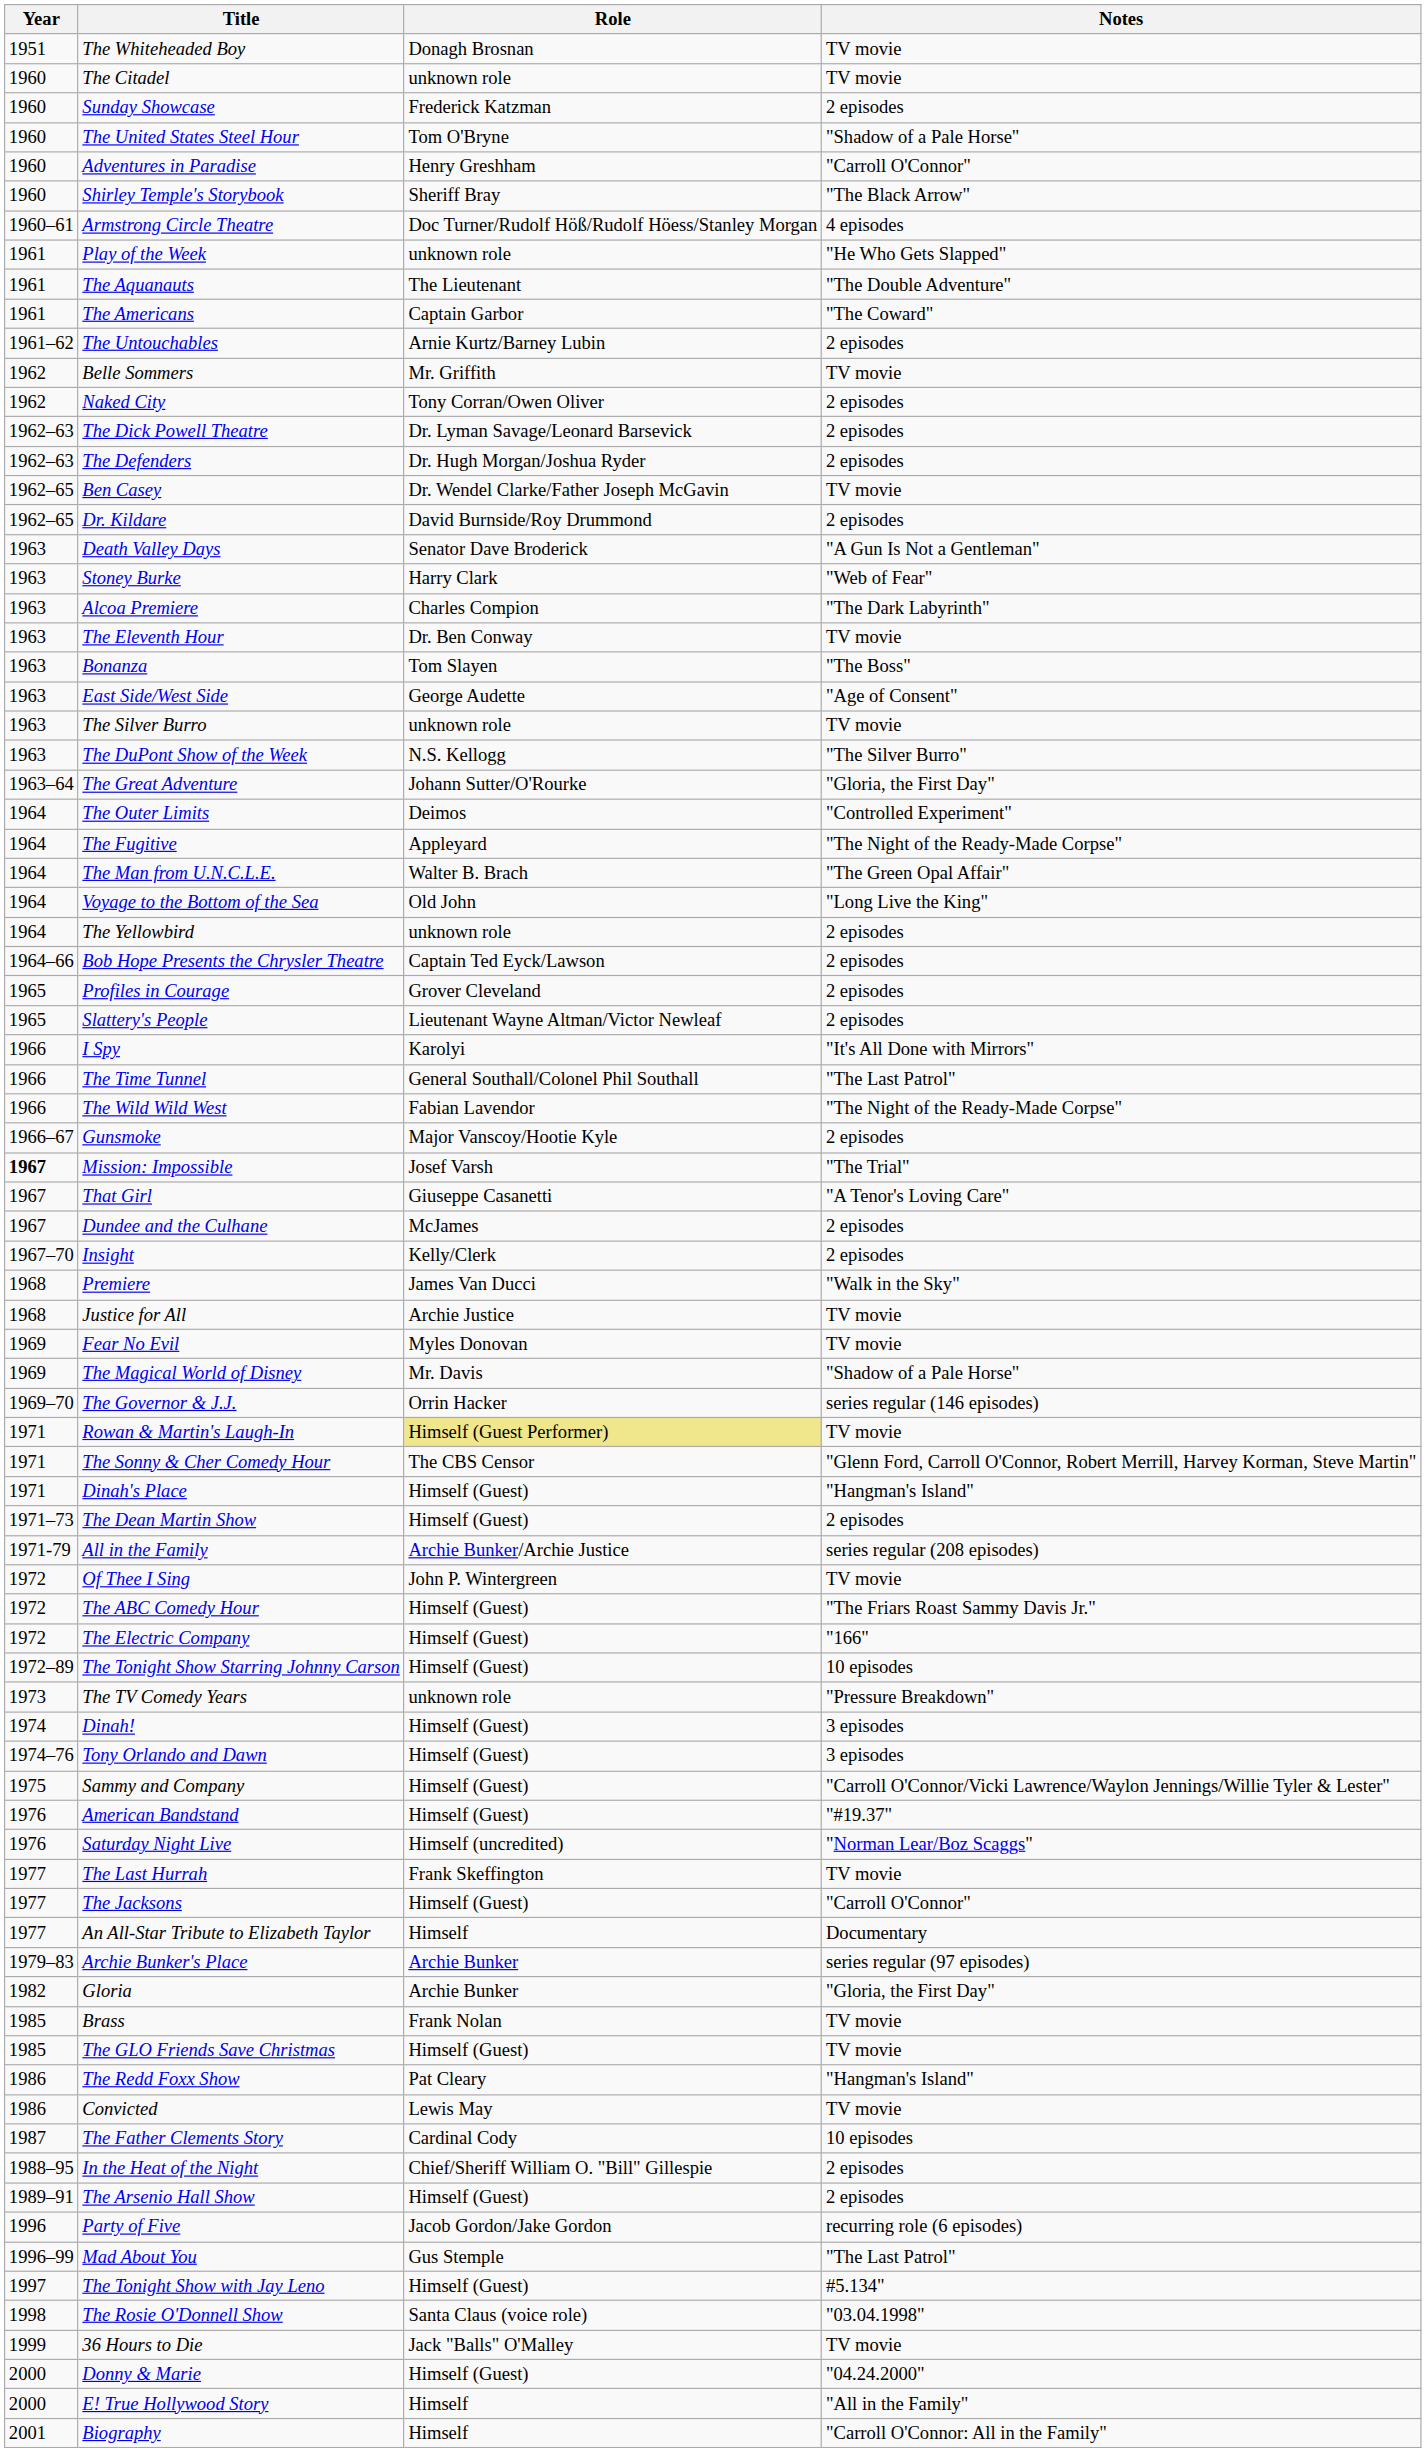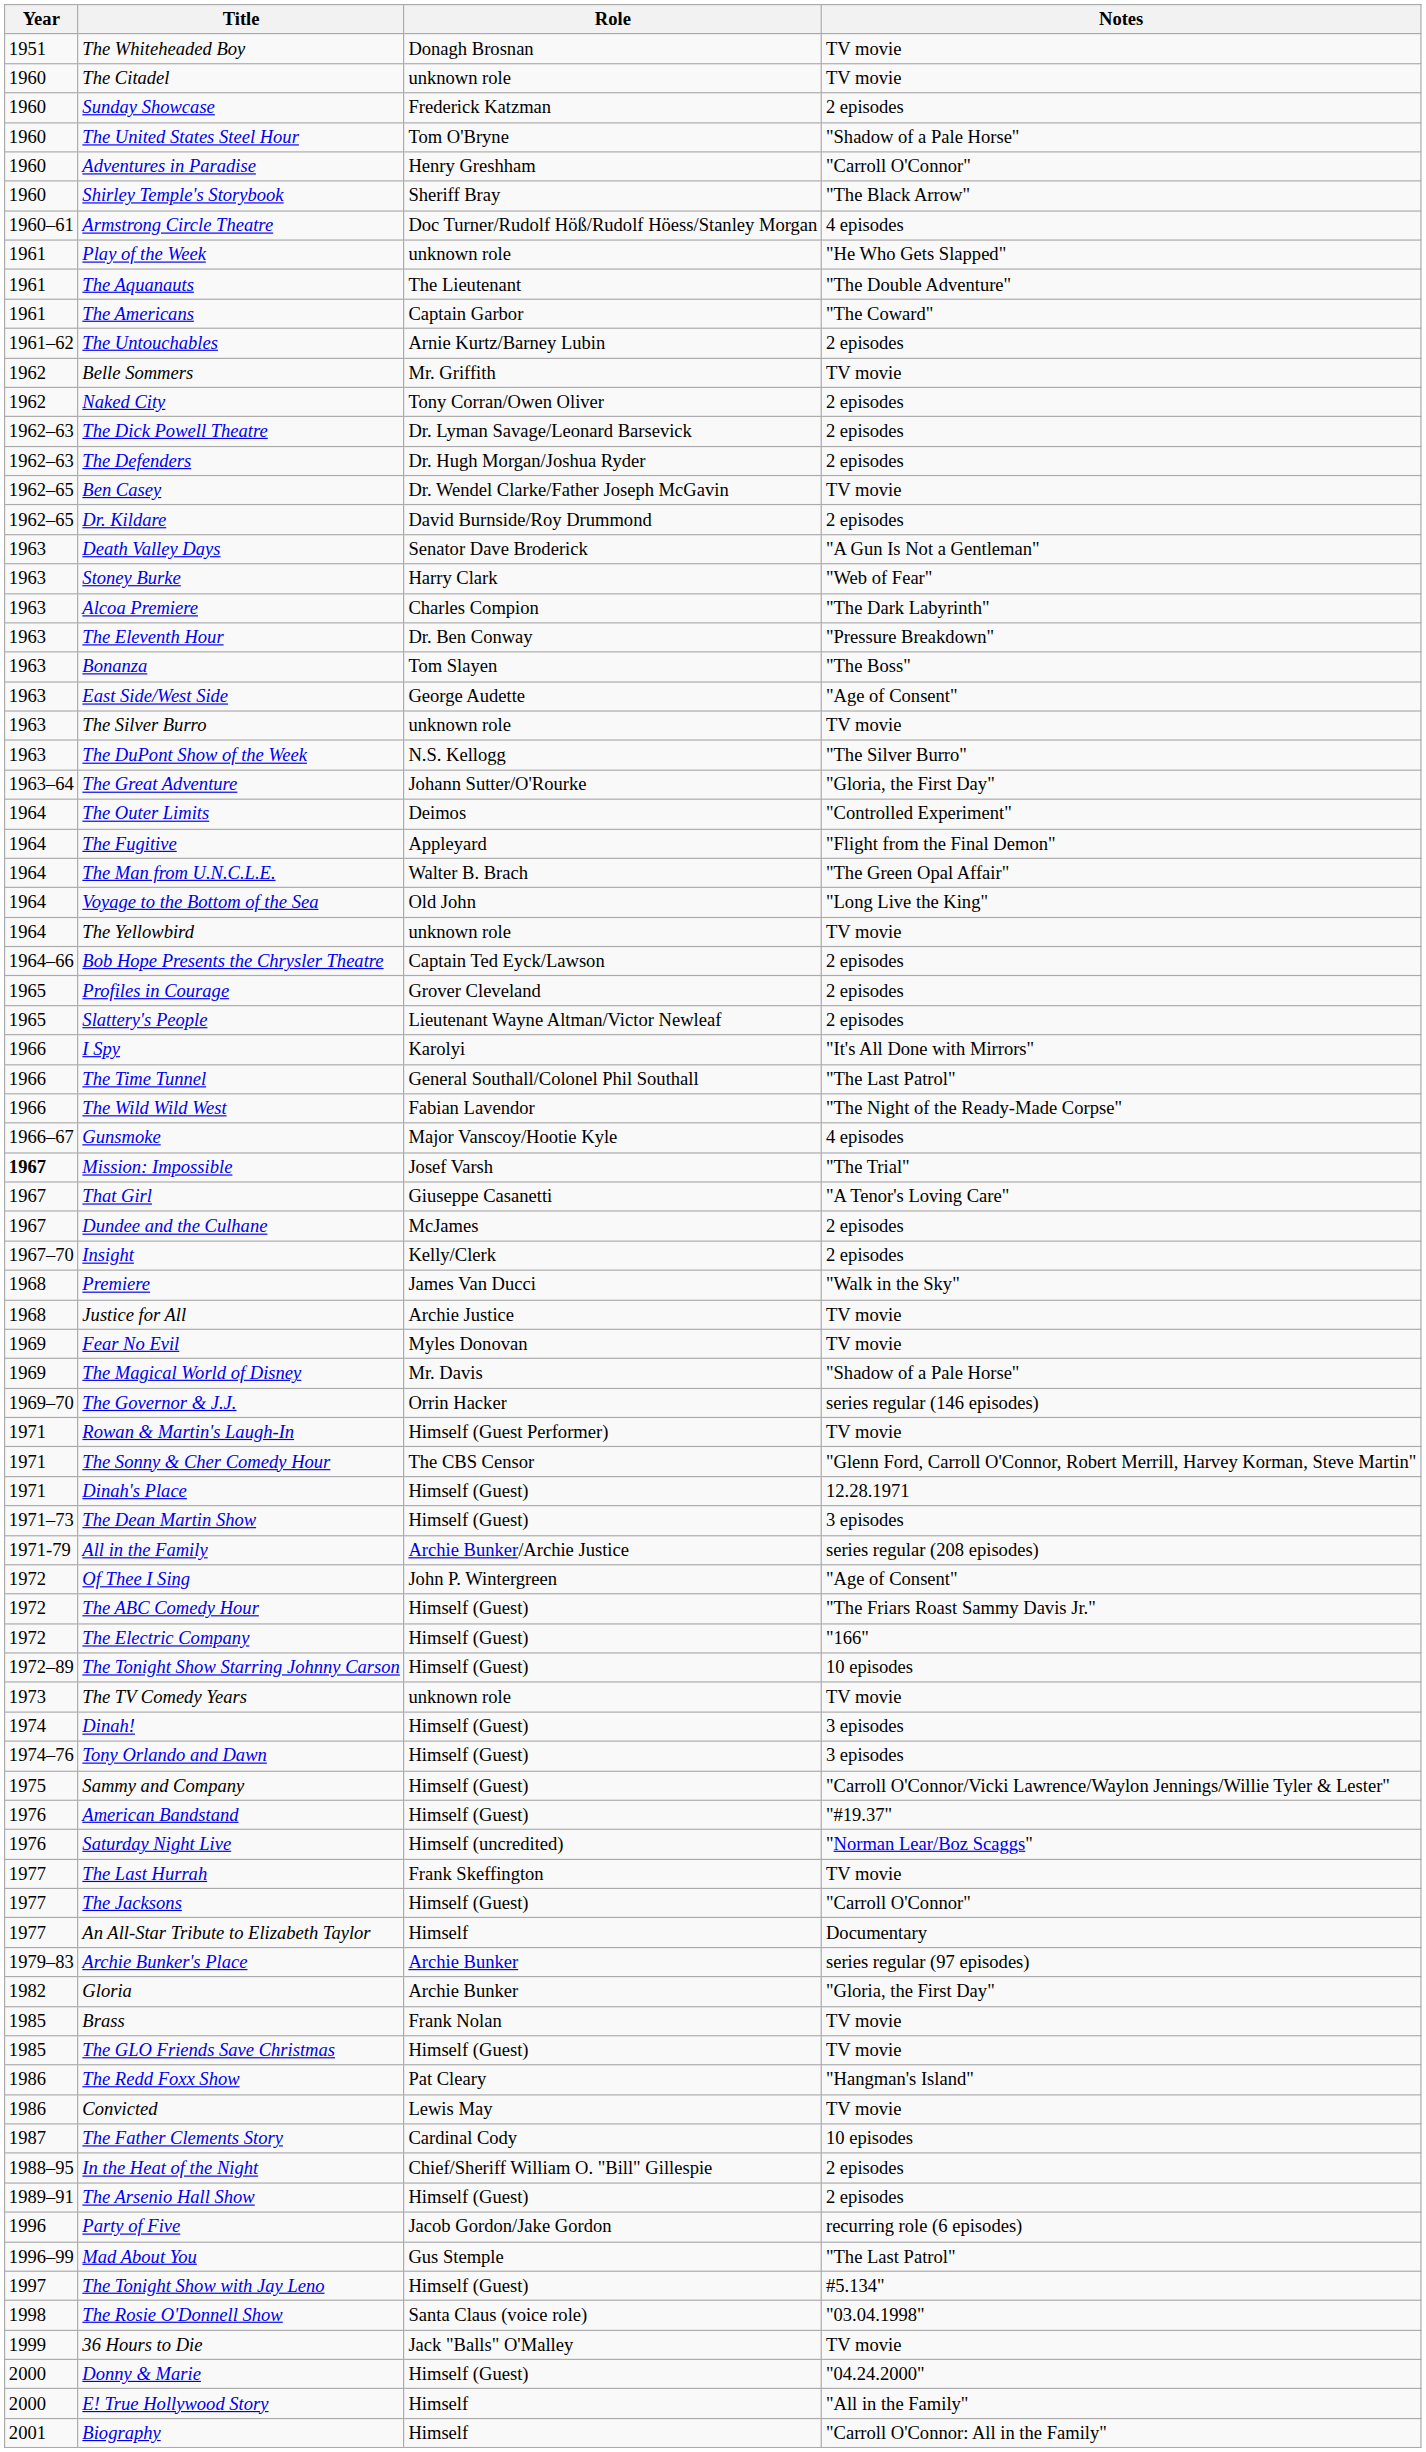(864, 637) TV movie -> (910, 637) "Pressure Breakdown"
(974, 843) "The Night of the Ready-Made Corpse" -> (941, 843) "Flight from the Final Demon"
(865, 931) 2 episodes -> (864, 931) TV movie
(865, 1137) 2 episodes -> (865, 1137) 4 episodes
(508, 1432) khaki background -> (508, 1432) no background
(900, 1490) "Hangman's Island" -> (868, 1490) 12.28.1971
(865, 1520) 2 episodes -> (865, 1520) 3 episodes
(864, 1579) TV movie -> (892, 1579) "Age of Consent"
(910, 1697) "Pressure Breakdown" -> (864, 1697) TV movie
